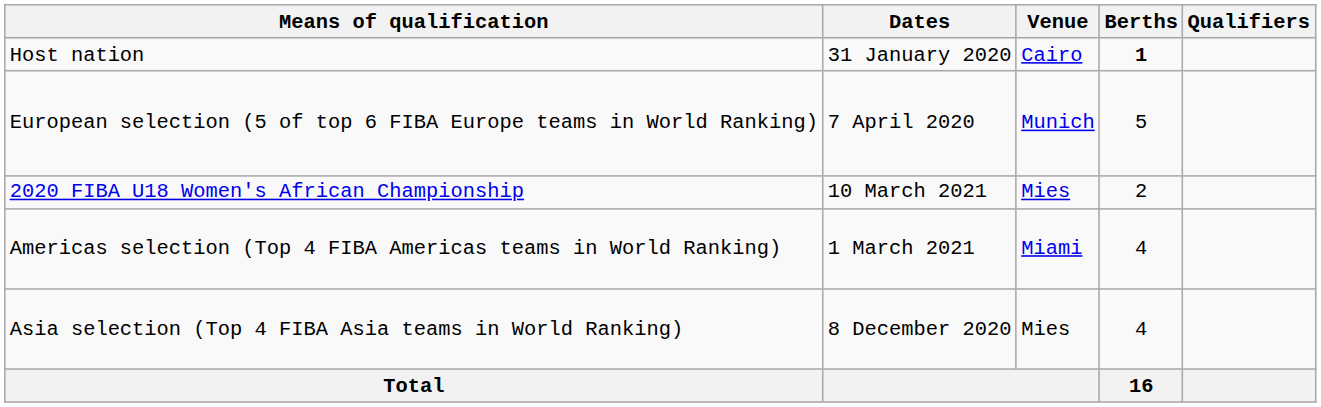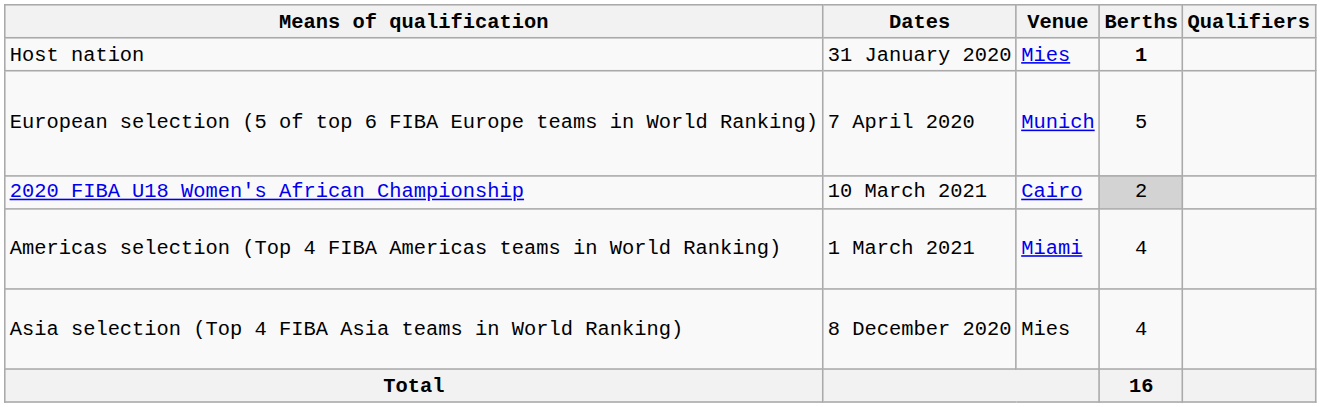(1052, 55) Cairo -> (1046, 55) Mies
(1046, 192) Mies -> (1052, 192) Cairo
(1141, 192) no background -> (1141, 192) lightgrey background
